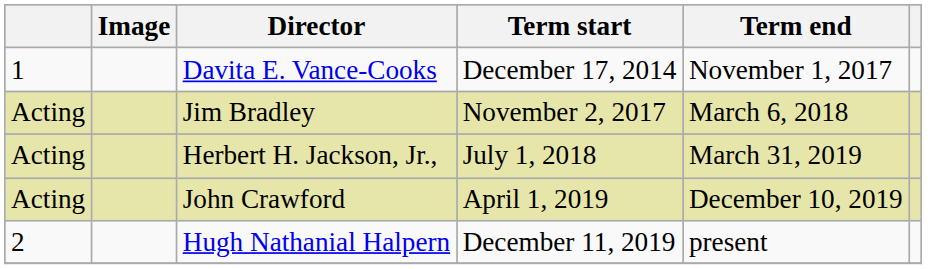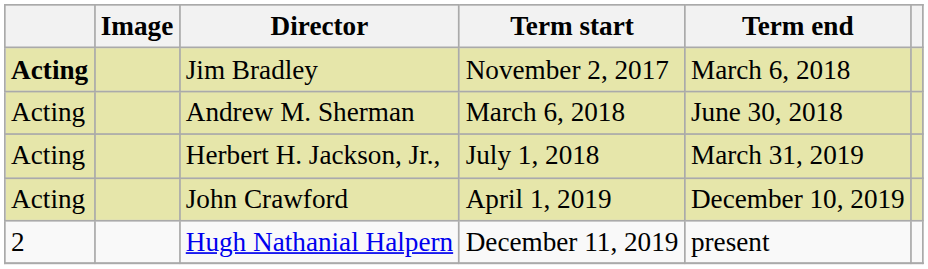- row: (310, 69)
(48, 112) normal -> (50, 69) bold
+ row: (300, 112)
